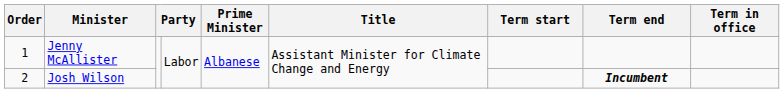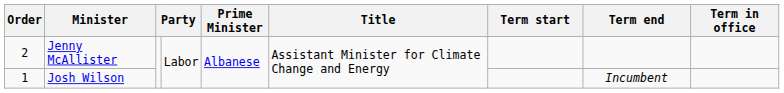(25, 53) 1 -> (25, 53) 2
(25, 78) 2 -> (25, 78) 1
(637, 78) bold -> (637, 78) normal
